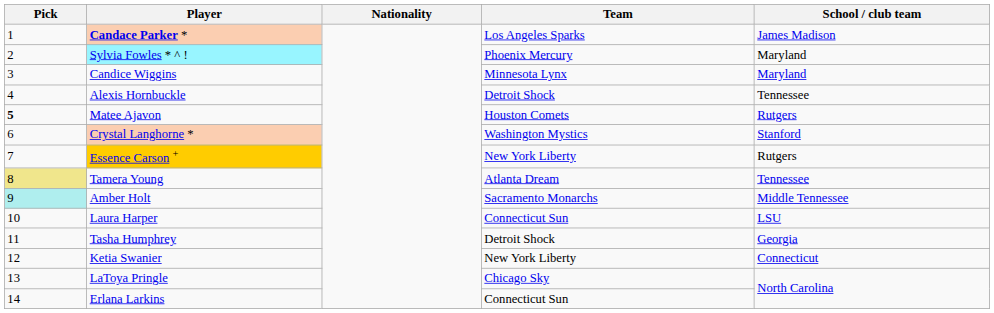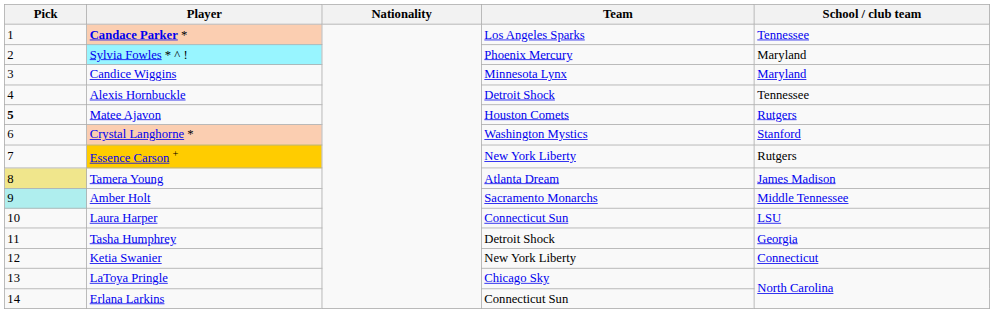(796, 34) James Madison -> (783, 34) Tennessee
(783, 178) Tennessee -> (796, 178) James Madison
